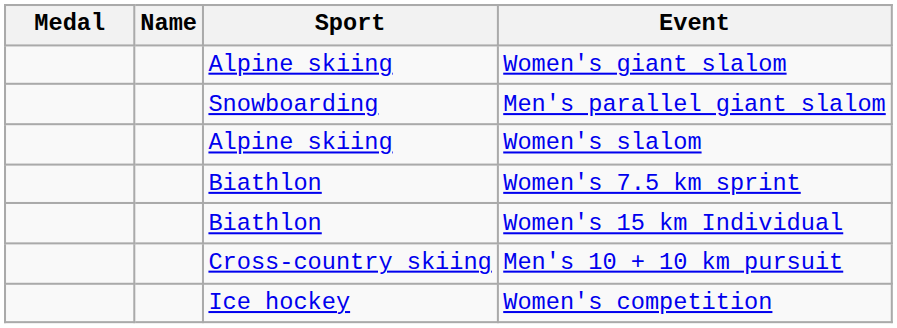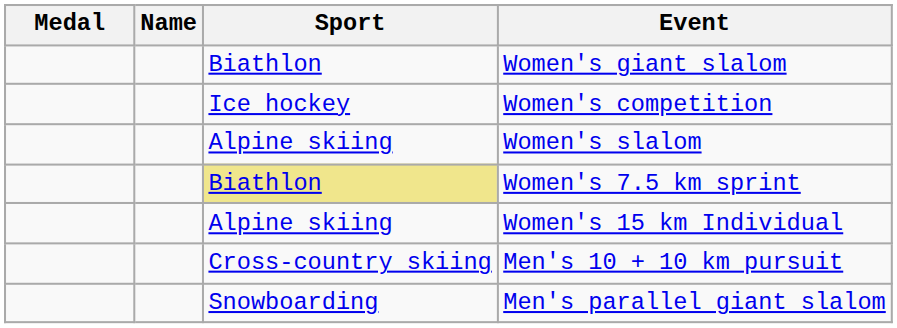(301, 64) Alpine skiing -> (265, 64) Biathlon
rows swapped: (694, 104) <-> (638, 302)
(265, 183) no background -> (265, 183) khaki background
(265, 223) Biathlon -> (301, 223) Alpine skiing
